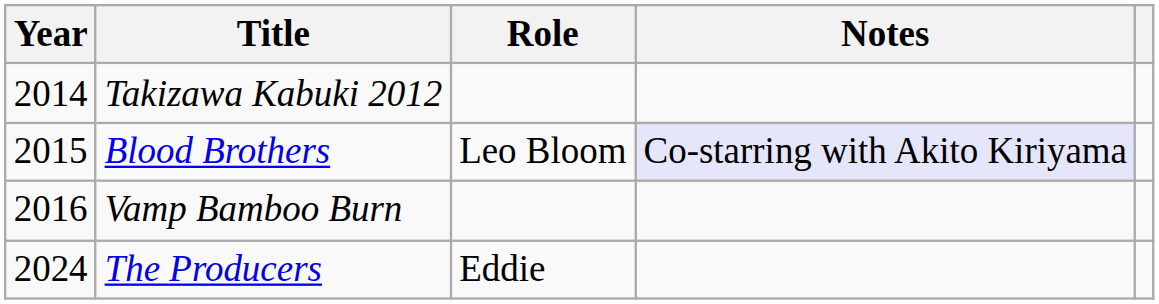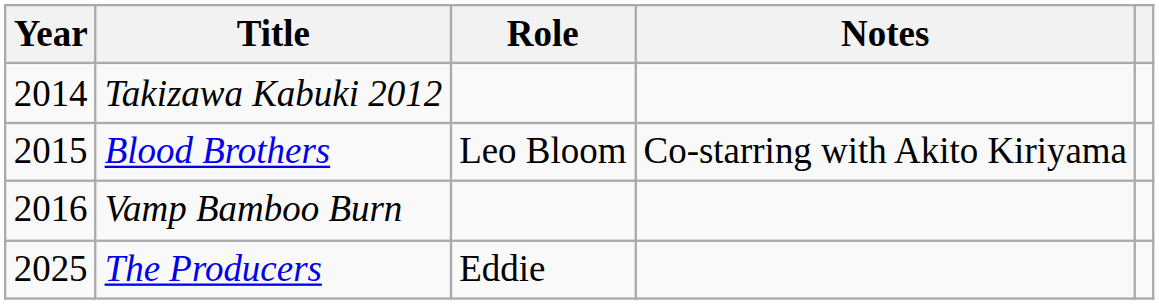(885, 151) lavender background -> (885, 151) no background
(51, 268) 2024 -> (51, 268) 2025
